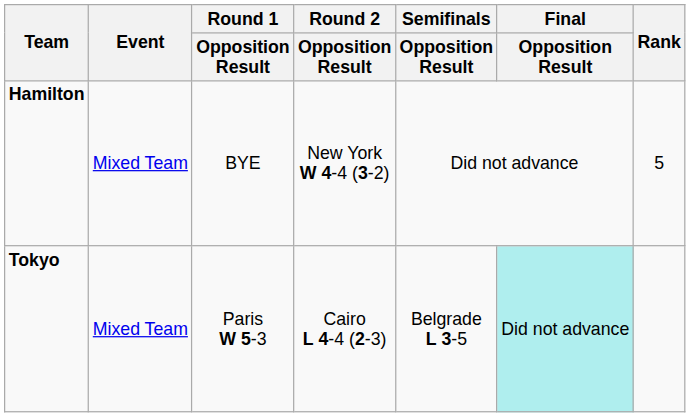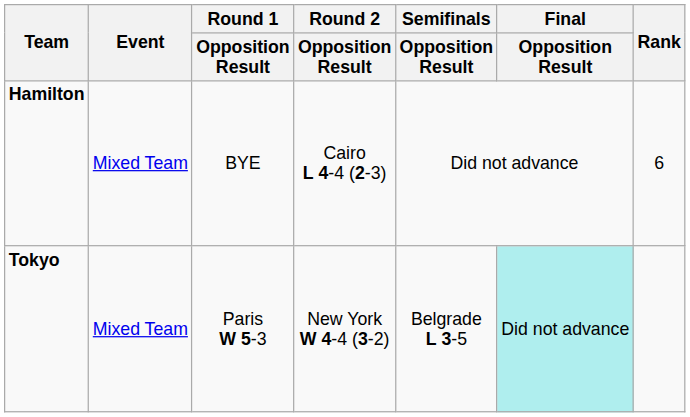(345, 164) New York W 4-4 (3-2) -> (345, 164) Cairo L 4-4 (2-3)
(659, 164) 5 -> (659, 164) 6
(345, 329) Cairo L 4-4 (2-3) -> (345, 329) New York W 4-4 (3-2)
